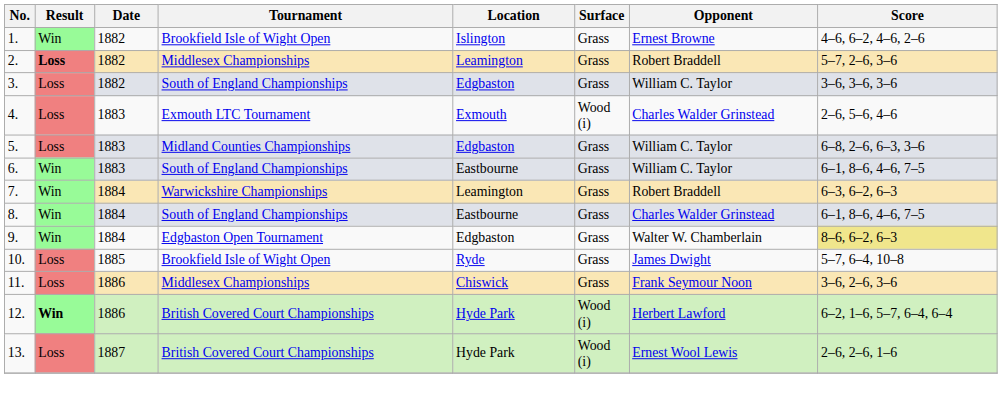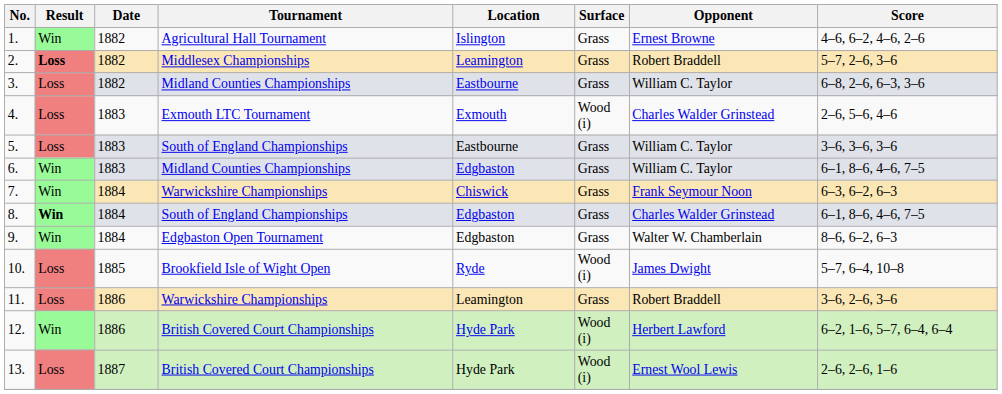(246, 39) Brookfield Isle of Wight Open -> (244, 39) Agricultural Hall Tournament
(255, 84) South of England Championships -> (256, 84) Midland Counties Championships
(485, 84) Edgbaston -> (487, 84) Eastbourne
(859, 84) 3–6, 3–6, 3–6 -> (873, 84) 6–8, 2–6, 6–3, 3–6
(256, 146) Midland Counties Championships -> (255, 146) South of England Championships
(485, 146) Edgbaston -> (487, 146) Eastbourne
(873, 146) 6–8, 2–6, 6–3, 3–6 -> (859, 146) 3–6, 3–6, 3–6
(255, 169) South of England Championships -> (256, 169) Midland Counties Championships
(487, 169) Eastbourne -> (485, 169) Edgbaston
(489, 192) Leamington -> (482, 192) Chiswick
(677, 192) Robert Braddell -> (692, 192) Frank Seymour Noon
(50, 215) normal -> (51, 215) bold
(487, 215) Eastbourne -> (485, 215) Edgbaston
(859, 237) khaki background -> (859, 237) no background
(593, 260) Grass -> (594, 268) Wood (i)
(235, 283) Middlesex Championships -> (244, 299) Warwickshire Championships
(482, 283) Chiswick -> (489, 299) Leamington
(692, 283) Frank Seymour Noon -> (677, 299) Robert Braddell
(51, 314) bold -> (50, 330) normal
